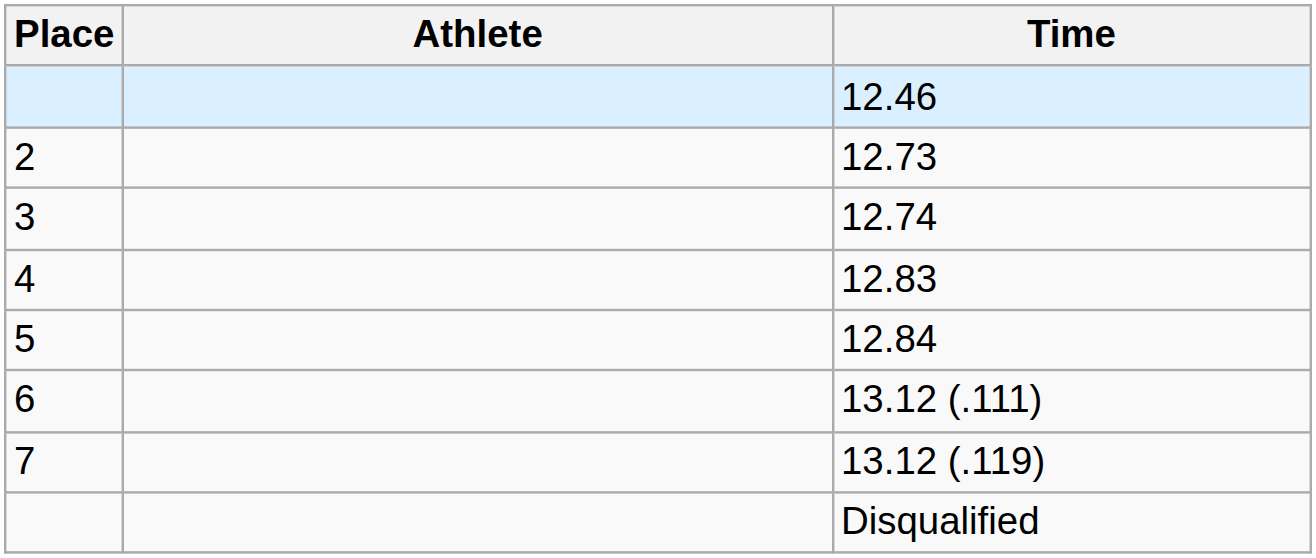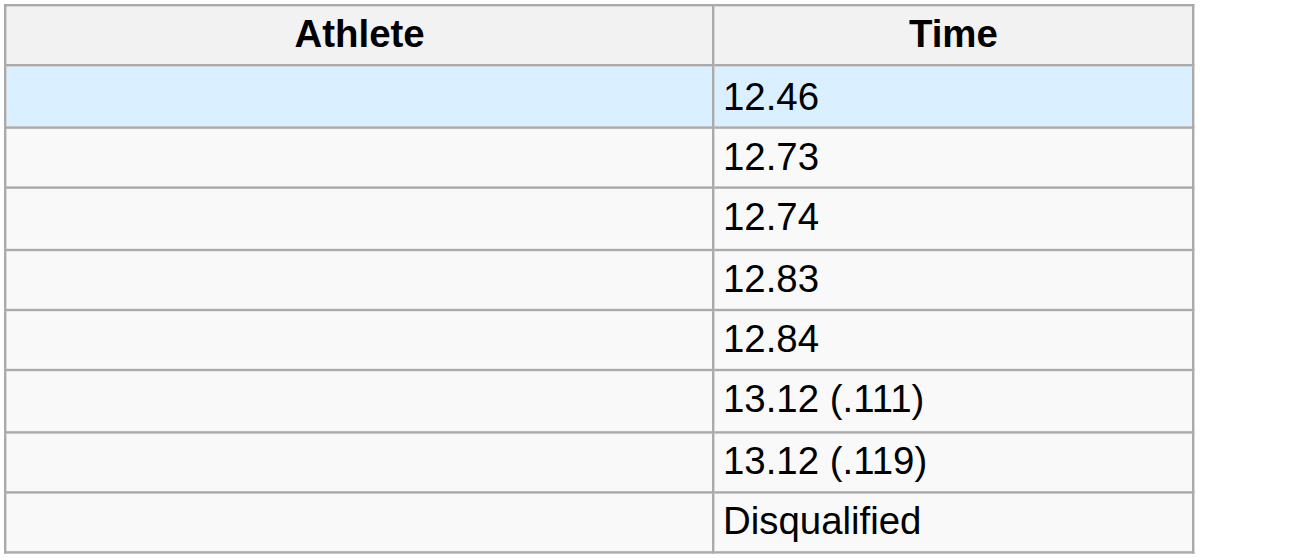- column: (64, 34)
